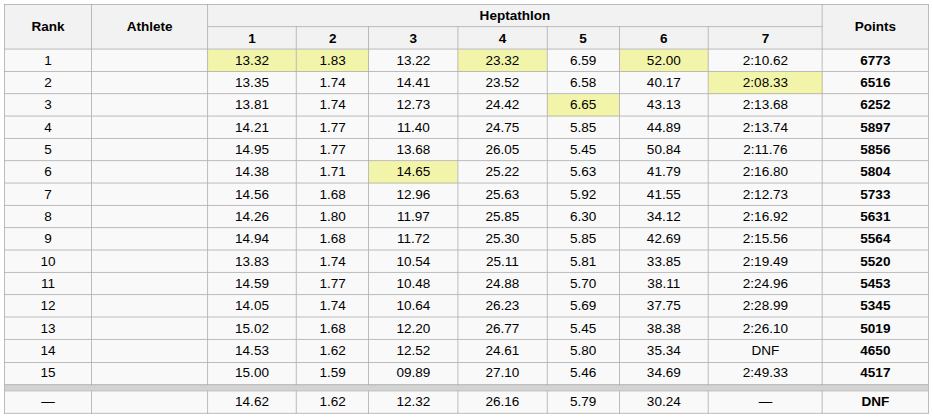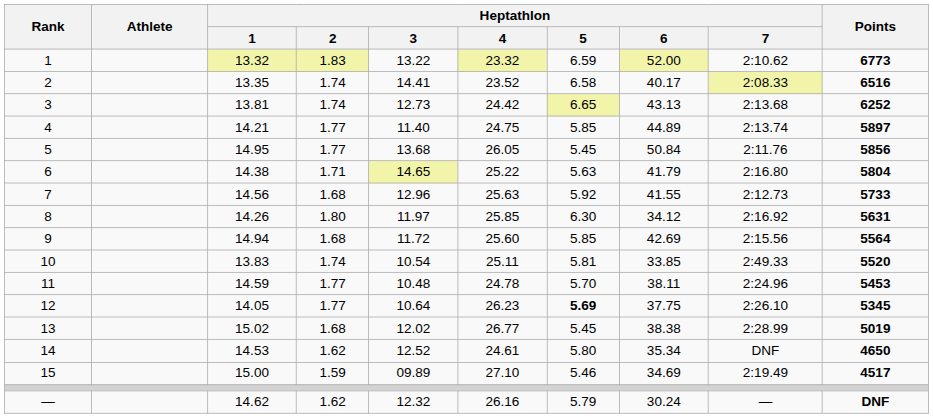(502, 238) 25.30 -> (502, 238) 25.60
(765, 261) 2:19.49 -> (765, 261) 2:49.33
(502, 283) 24.88 -> (502, 283) 24.78
(333, 305) 1.74 -> (333, 305) 1.77
(583, 305) normal -> (583, 305) bold
(765, 305) 2:28.99 -> (765, 305) 2:26.10
(413, 328) 12.20 -> (413, 328) 12.02
(765, 328) 2:26.10 -> (765, 328) 2:28.99
(765, 372) 2:49.33 -> (765, 372) 2:19.49
